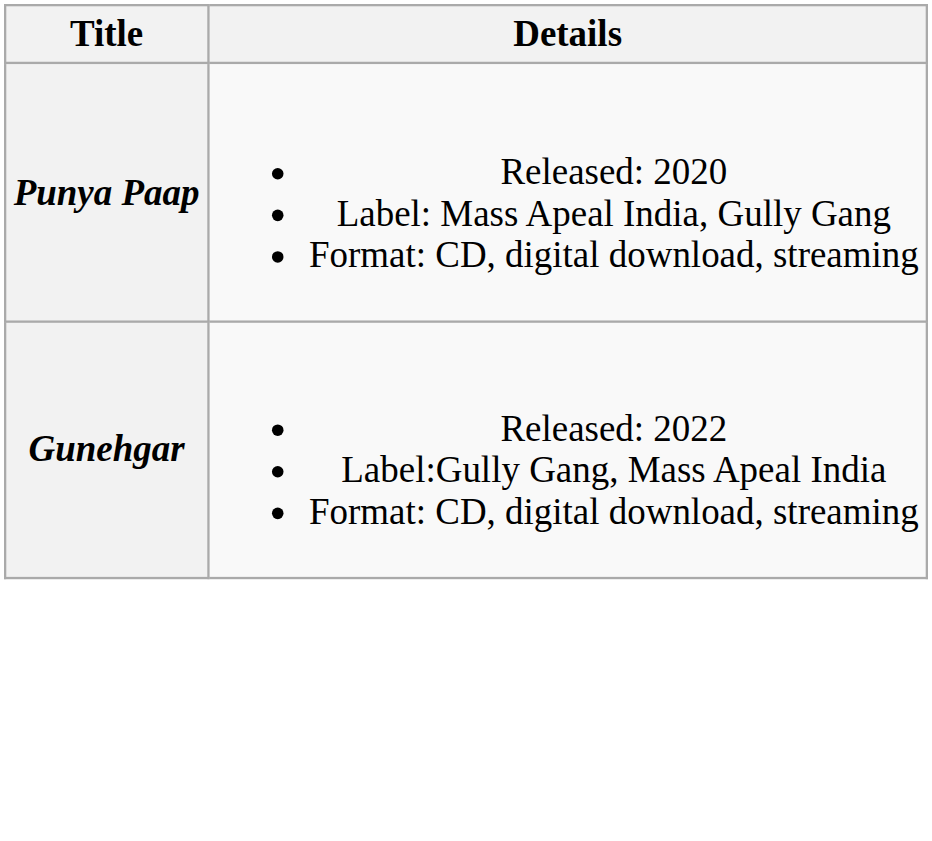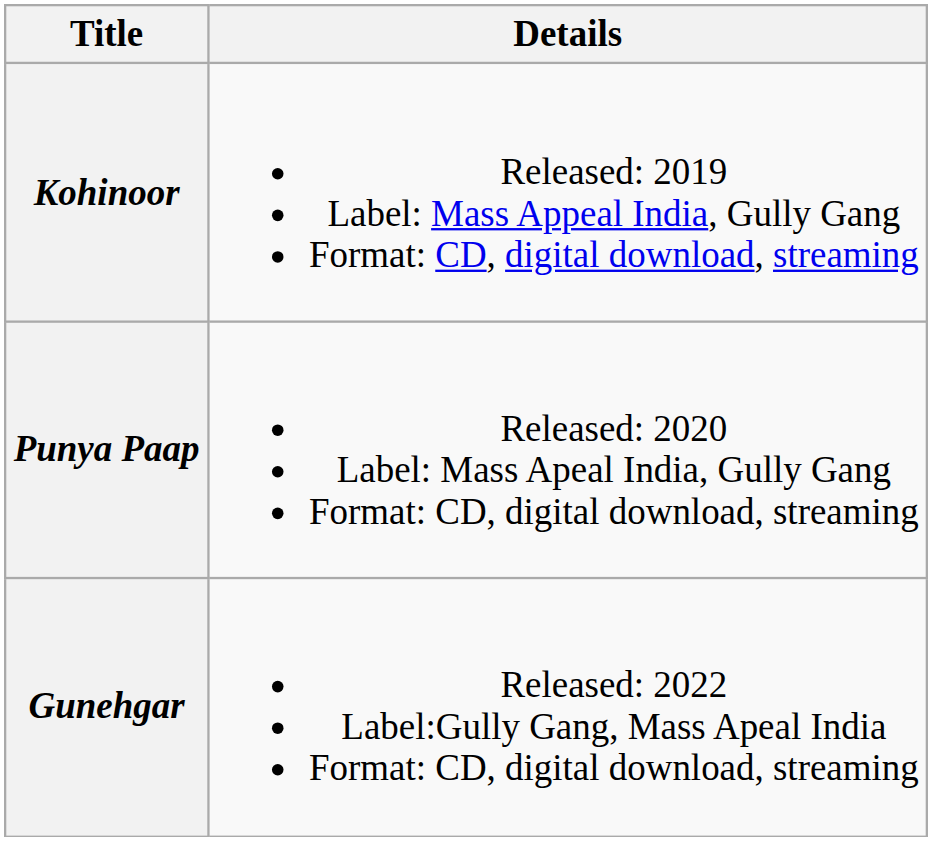+ row: (107, 191)
